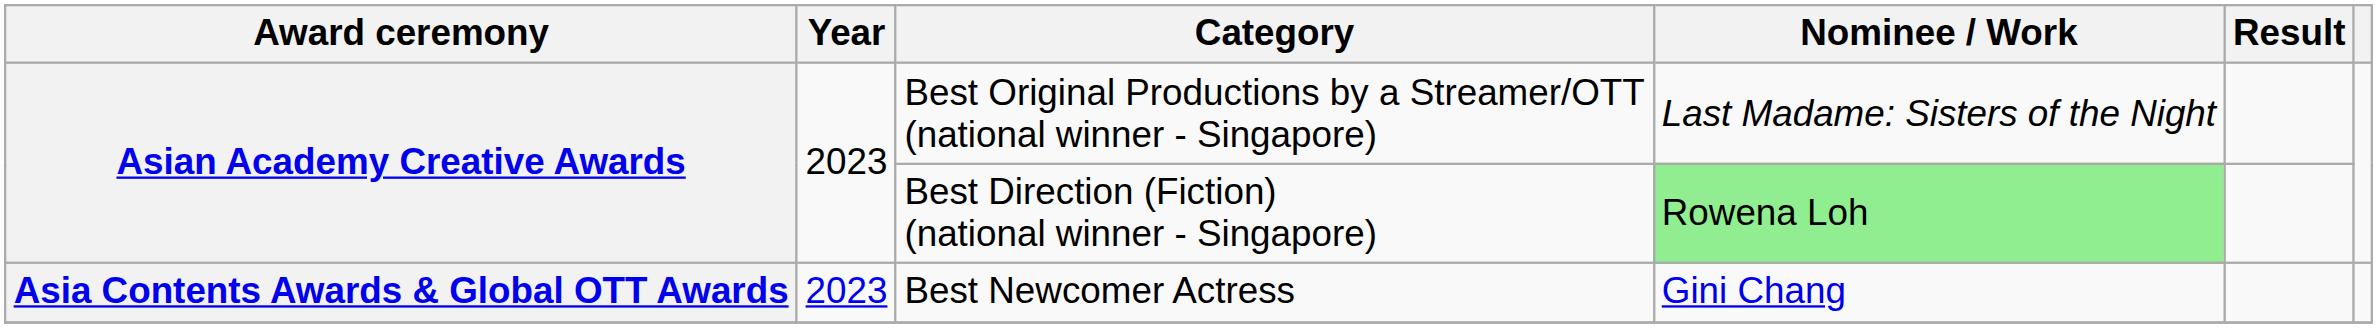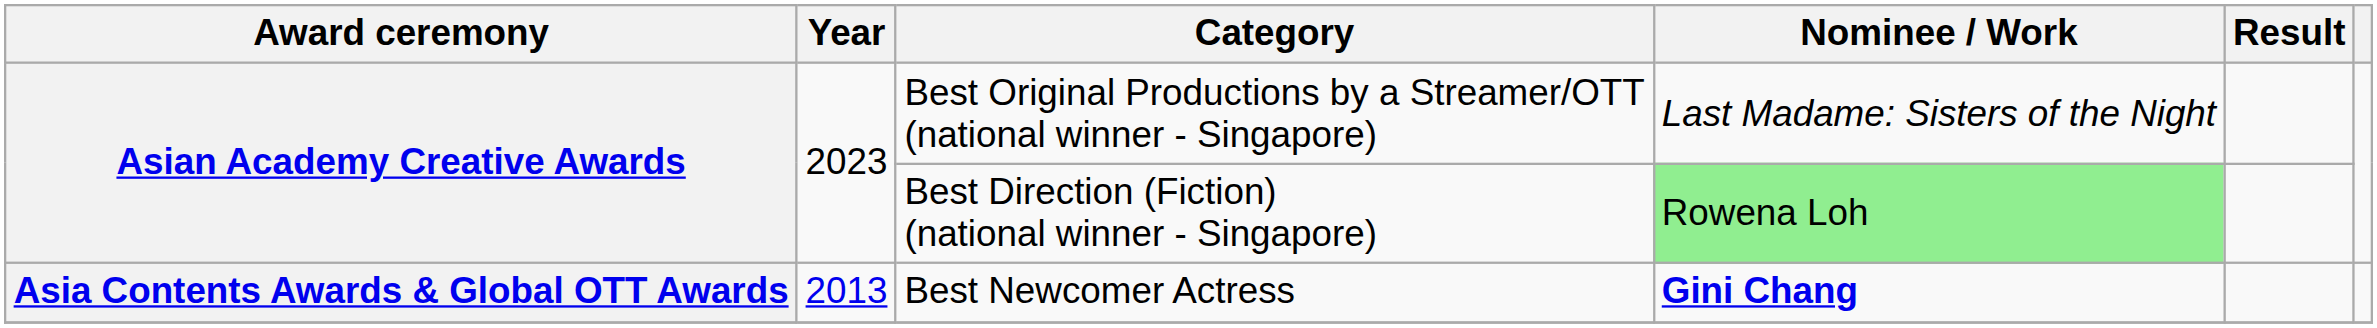(847, 291) 2023 -> (847, 291) 2013
(1754, 291) normal -> (1760, 291) bold
